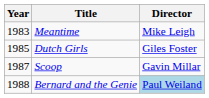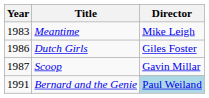(18, 48) 1985 -> (18, 48) 1986
(18, 84) 1988 -> (18, 84) 1991
